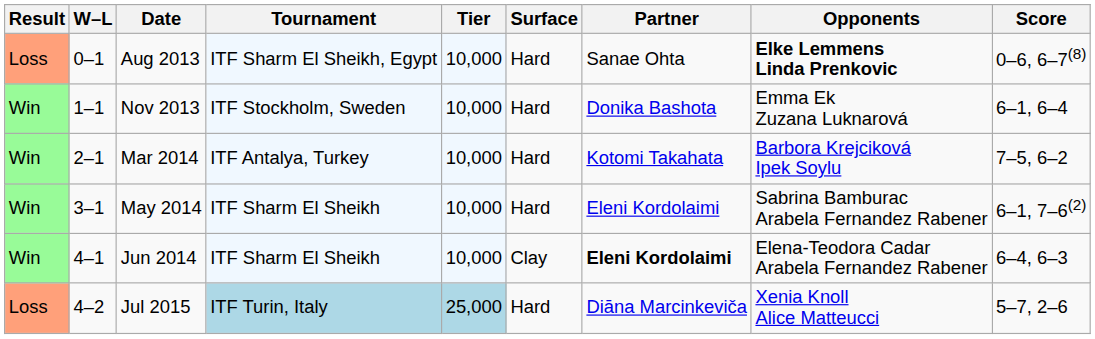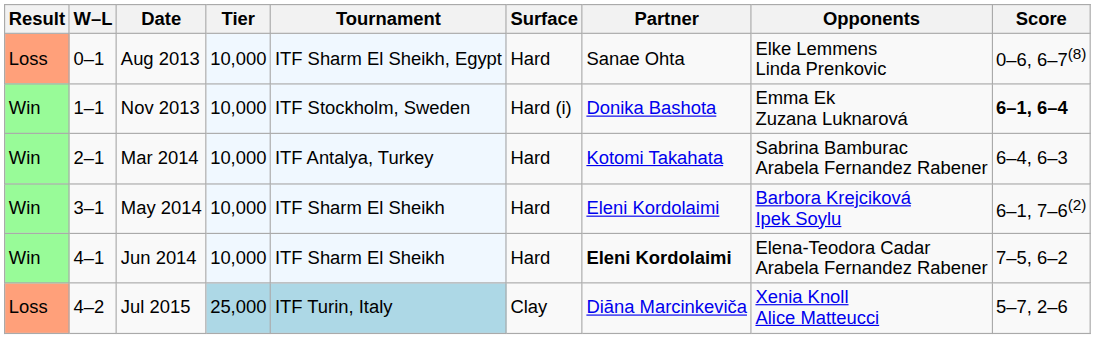columns swapped: (324, 19) <-> (474, 19)
(827, 58) bold -> (821, 58) normal
(530, 108) Hard -> (541, 108) Hard (i)
(1032, 108) normal -> (1032, 108) bold
(833, 158) Barbora Krejciková Ipek Soylu -> (872, 158) Sabrina Bamburac Arabela Fernandez Rabener
(1032, 158) 7–5, 6–2 -> (1032, 158) 6–4, 6–3
(872, 208) Sabrina Bamburac Arabela Fernandez Rabener -> (833, 208) Barbora Krejciková Ipek Soylu
(529, 258) Clay -> (530, 258) Hard
(1032, 258) 6–4, 6–3 -> (1032, 258) 7–5, 6–2
(530, 308) Hard -> (529, 308) Clay
